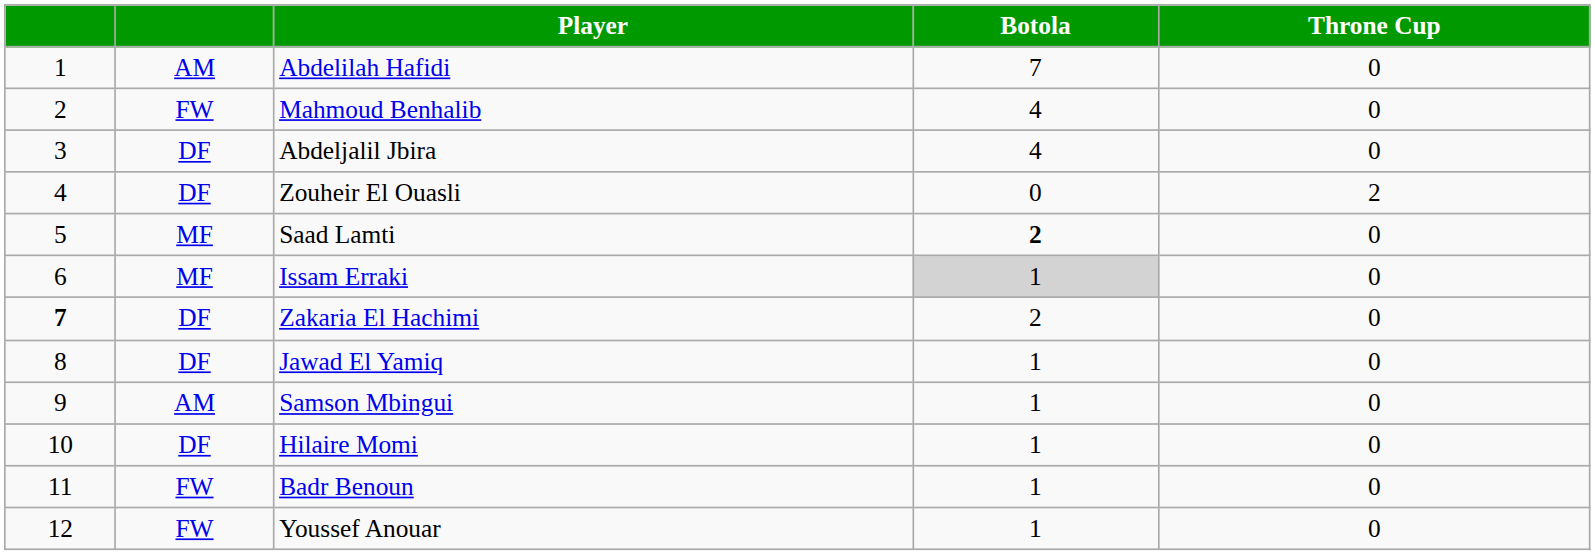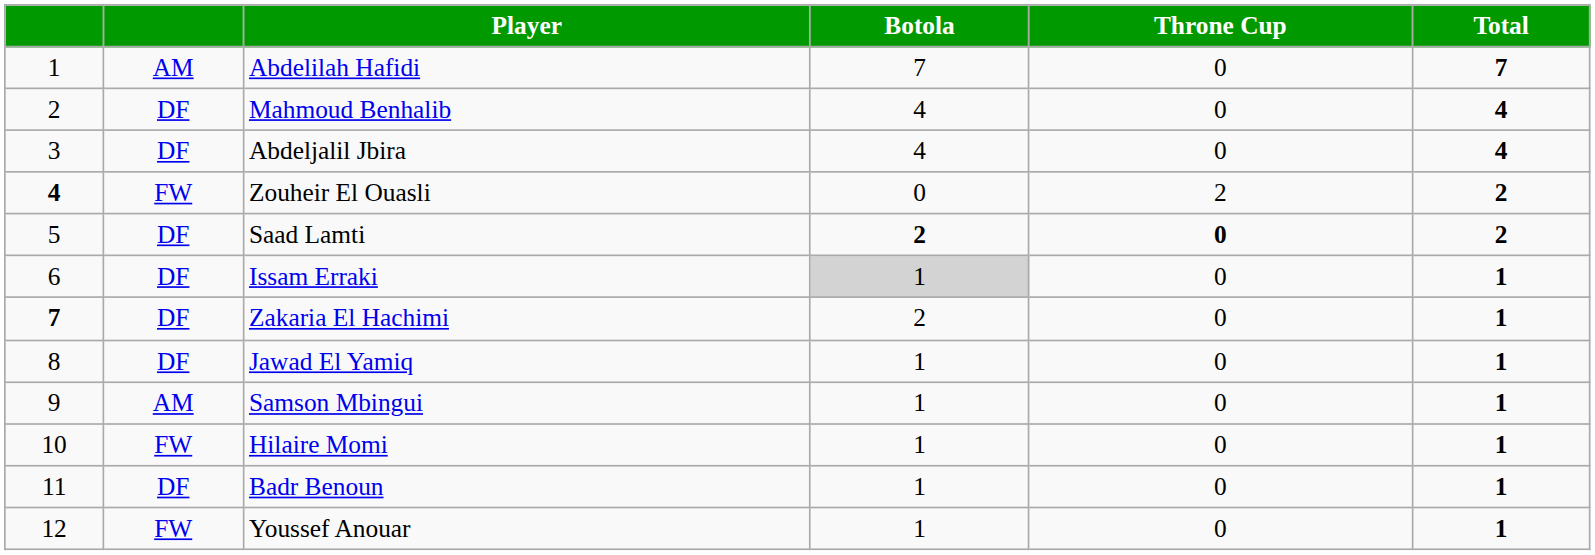+ column: (1501, 25)
(195, 109) FW -> (173, 109) DF
(60, 193) normal -> (54, 193) bold
(195, 193) DF -> (173, 193) FW
(195, 234) MF -> (173, 234) DF
(1374, 234) normal -> (1220, 234) bold
(195, 276) MF -> (173, 276) DF
(195, 444) DF -> (173, 444) FW
(195, 486) FW -> (173, 486) DF
